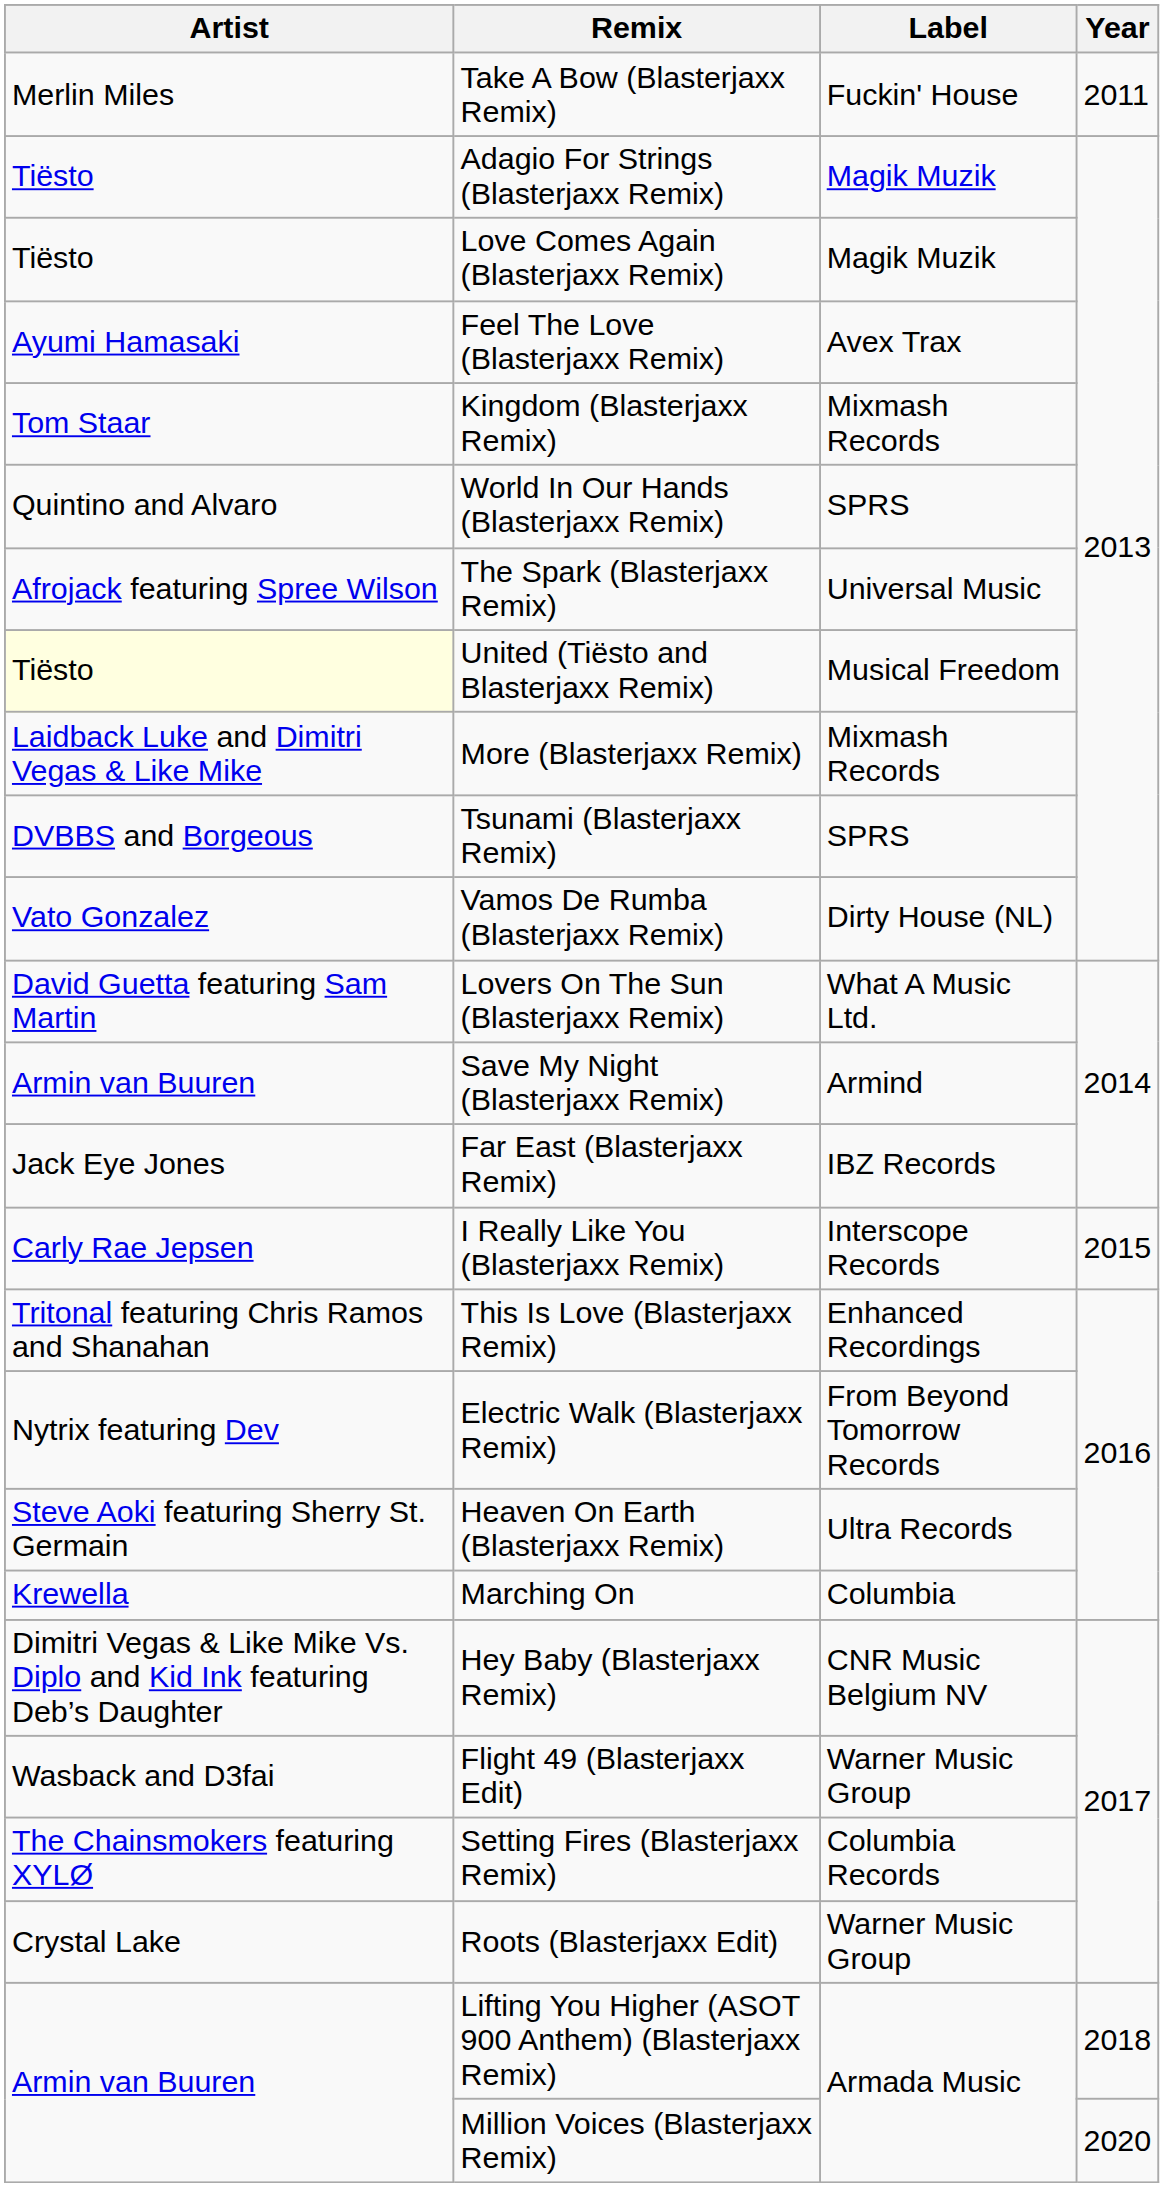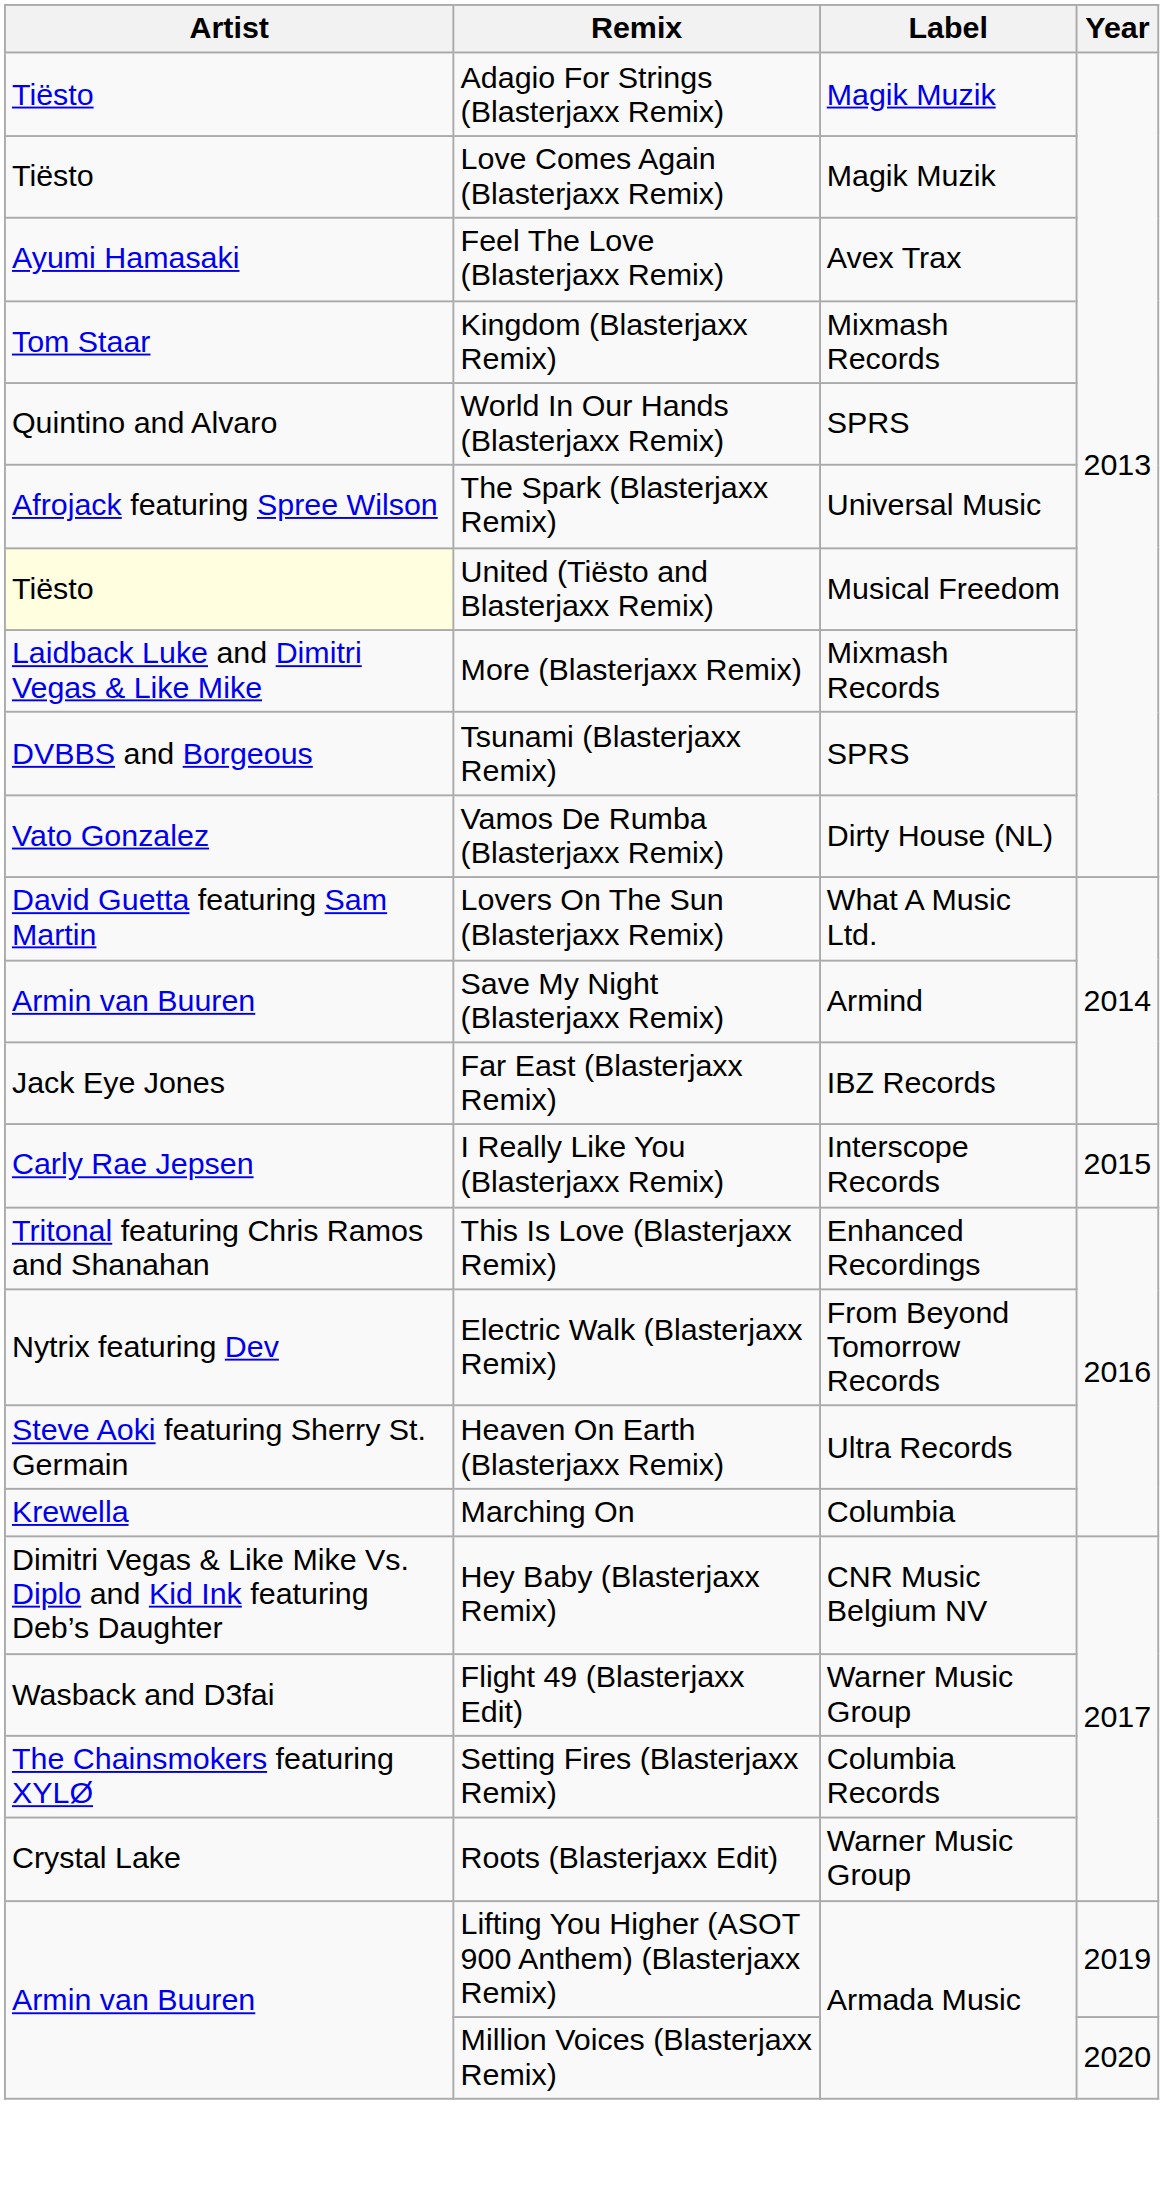- row: (623, 93)
(1117, 2040) 2018 -> (1117, 1958) 2019
